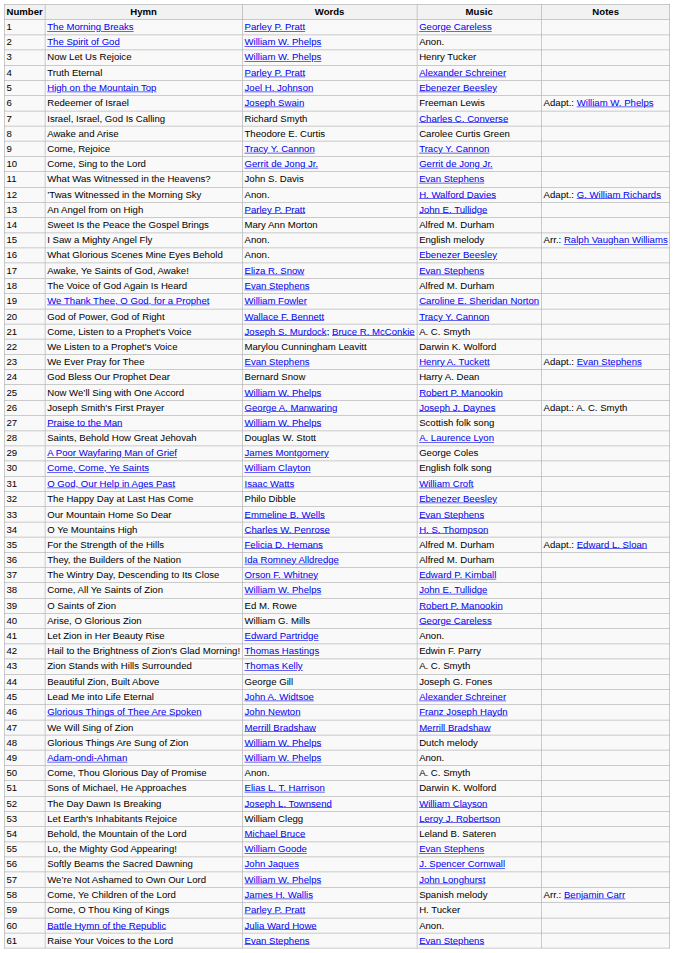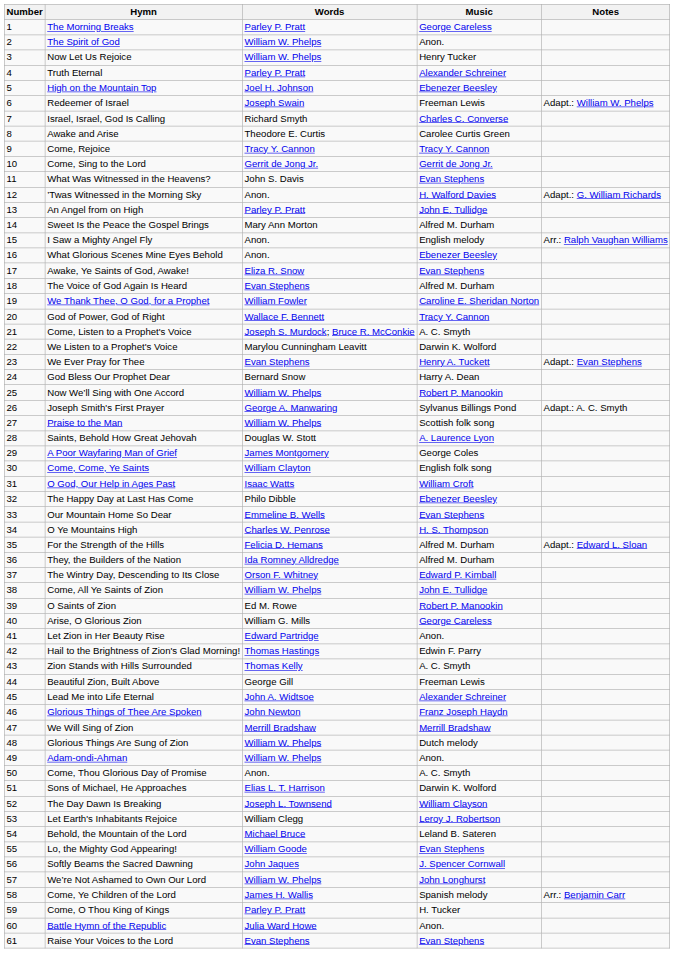(457, 407) Joseph J. Daynes -> (468, 407) Sylvanus Billings Pond
(456, 682) Joseph G. Fones -> (452, 682) Freeman Lewis
